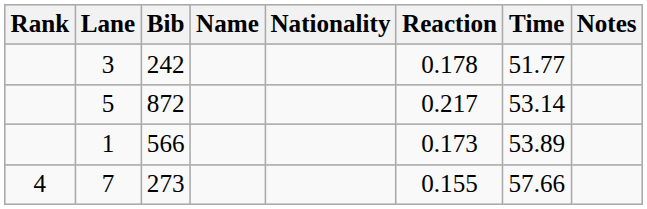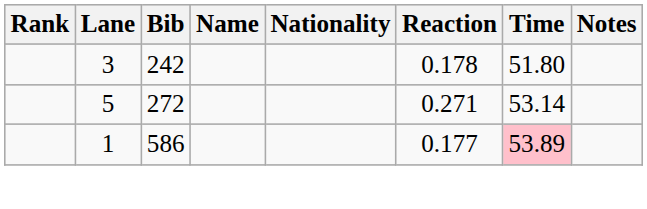(537, 64) 51.77 -> (537, 64) 51.80
(166, 104) 872 -> (166, 104) 272
(450, 104) 0.217 -> (450, 104) 0.271
(166, 143) 566 -> (166, 143) 586
(450, 143) 0.173 -> (450, 143) 0.177
(537, 143) no background -> (537, 143) pink background
- row: (108, 183)
